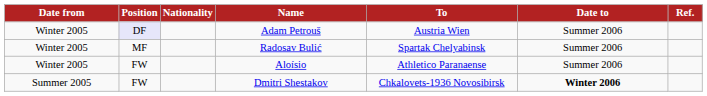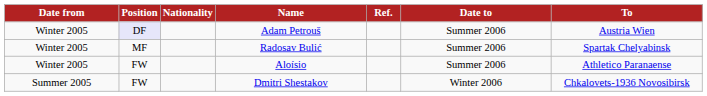columns swapped: (442, 13) <-> (685, 13)
(593, 82) bold -> (476, 82) normal
